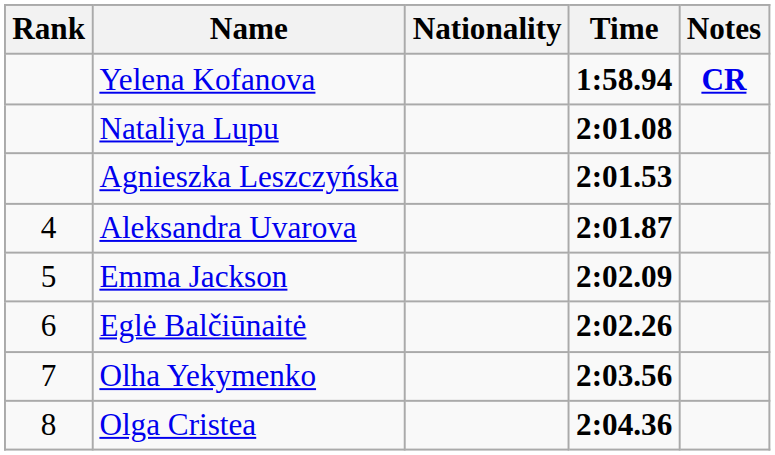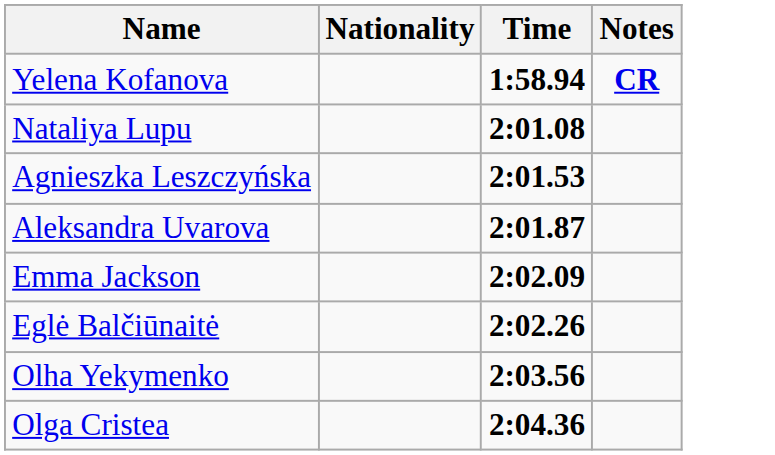- column: (49, 29)
